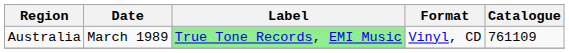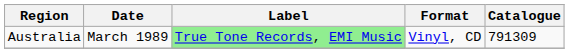(512, 38) 761109 -> (512, 38) 791309
